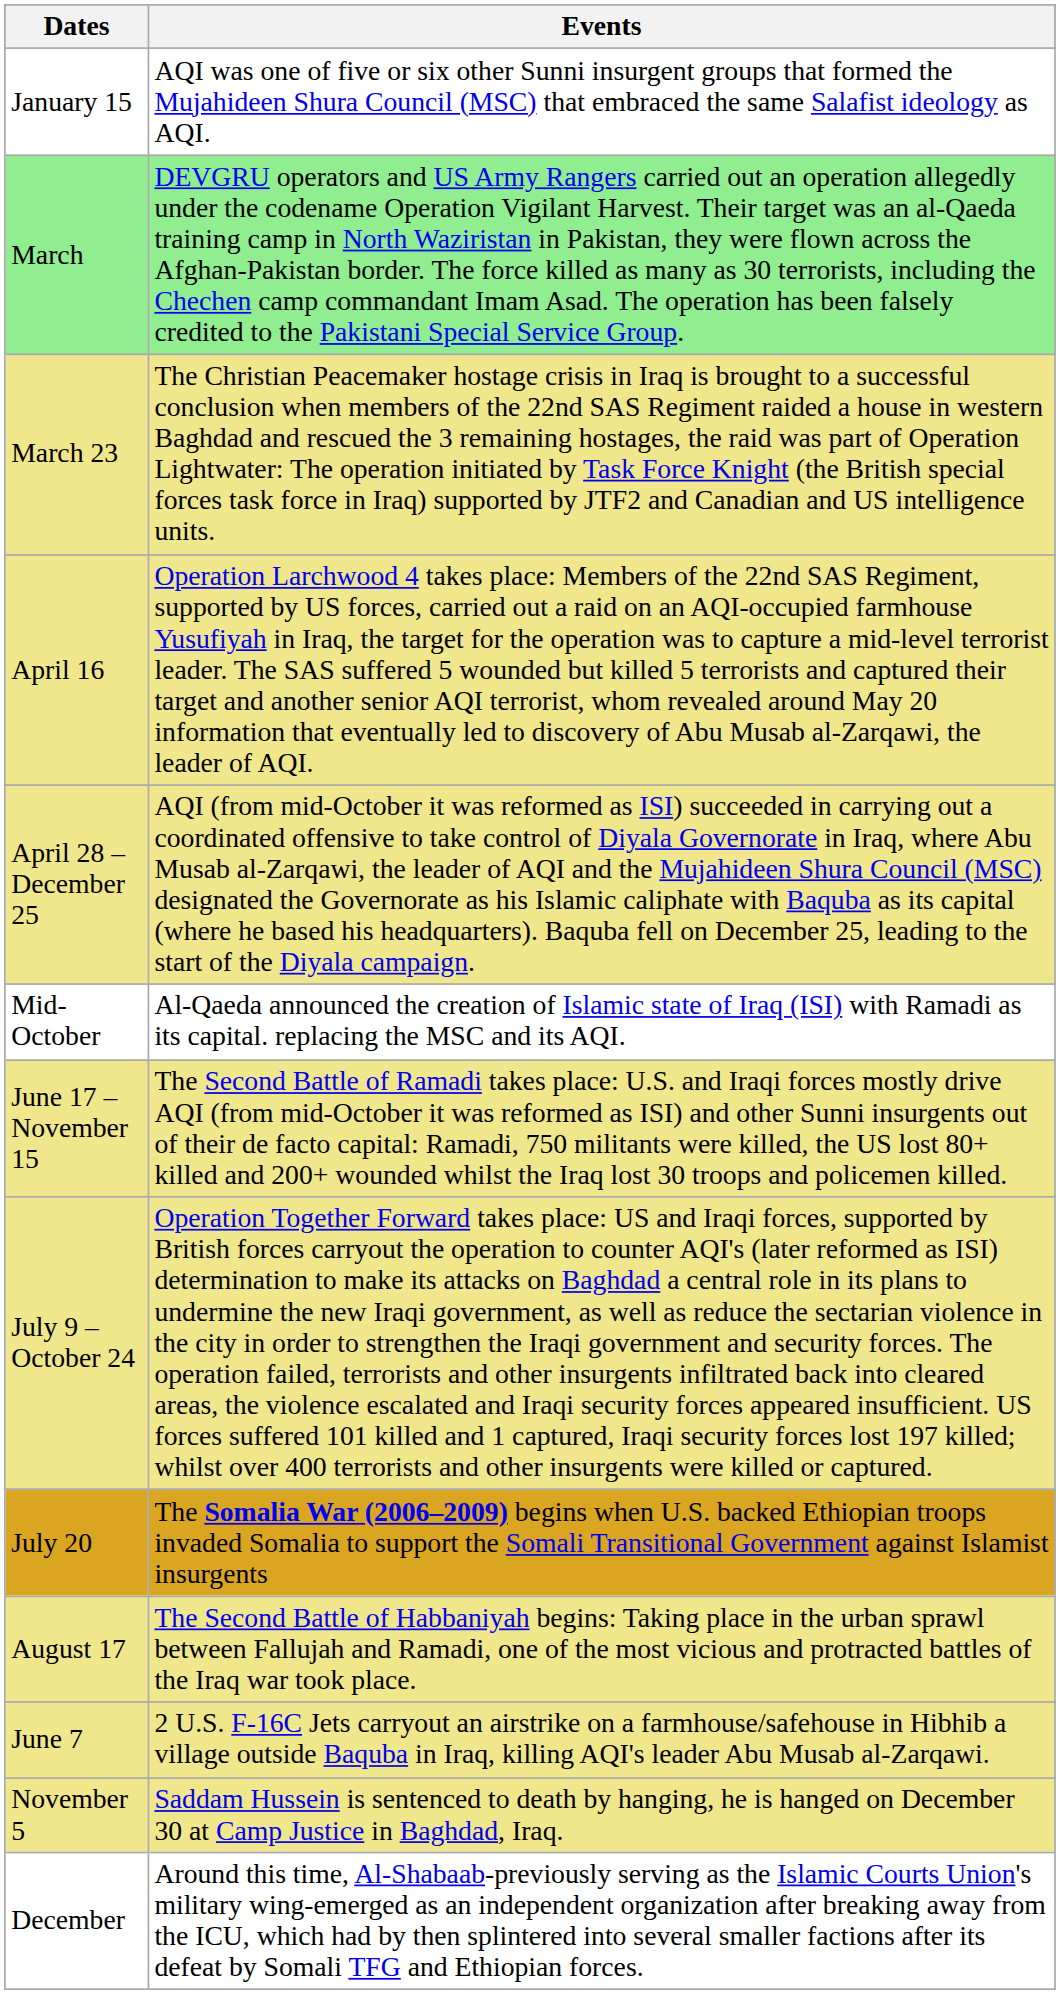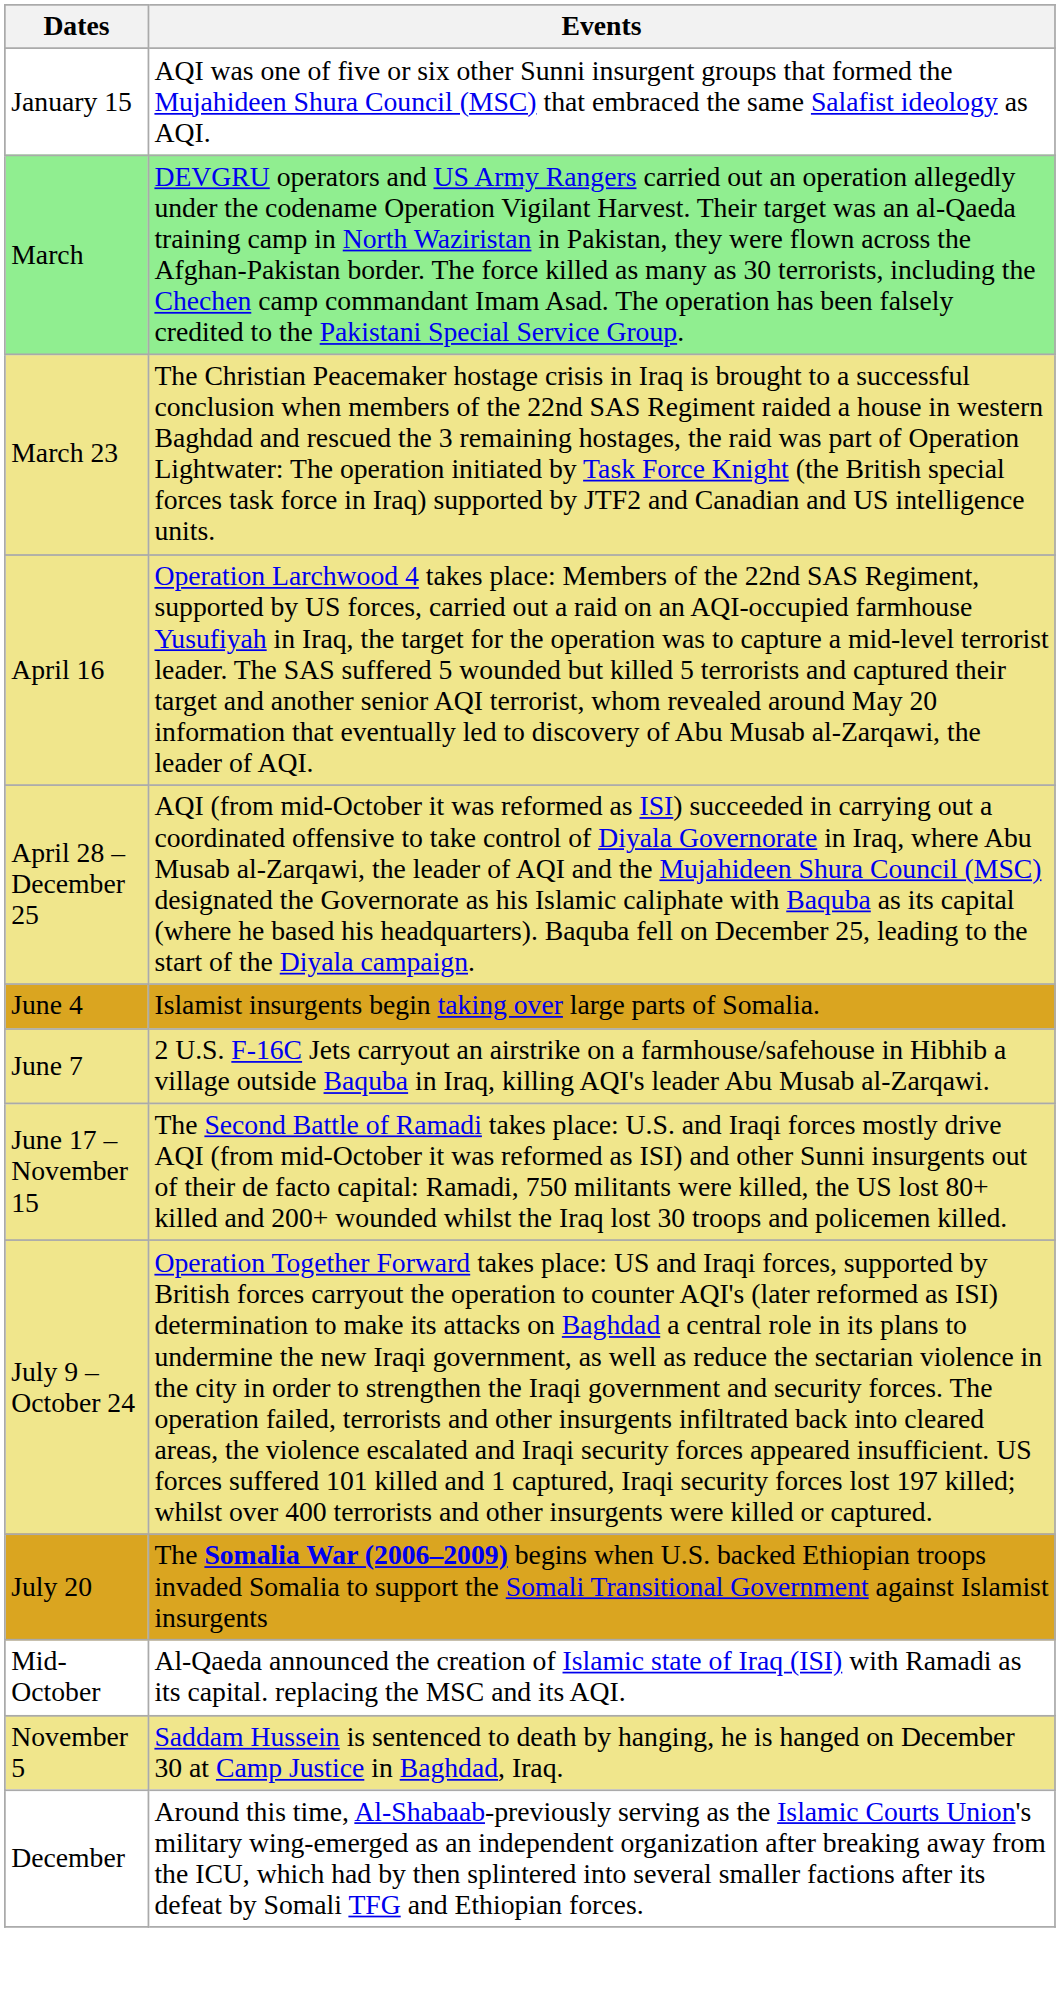+ row: (47, 1006)
rows swapped: (47, 1739) <-> (56, 1021)
- row: (69, 1648)
